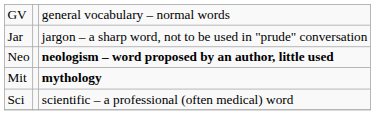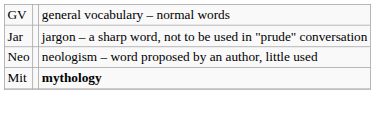(188, 57) bold -> (180, 57) normal
- row: (16, 99)
